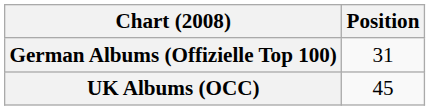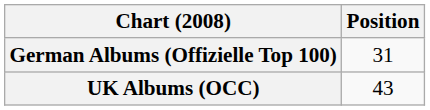(383, 88) 45 -> (383, 88) 43
